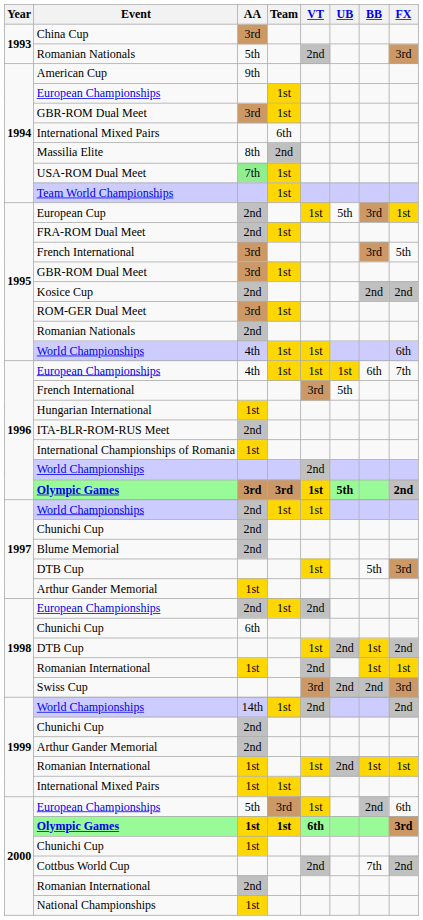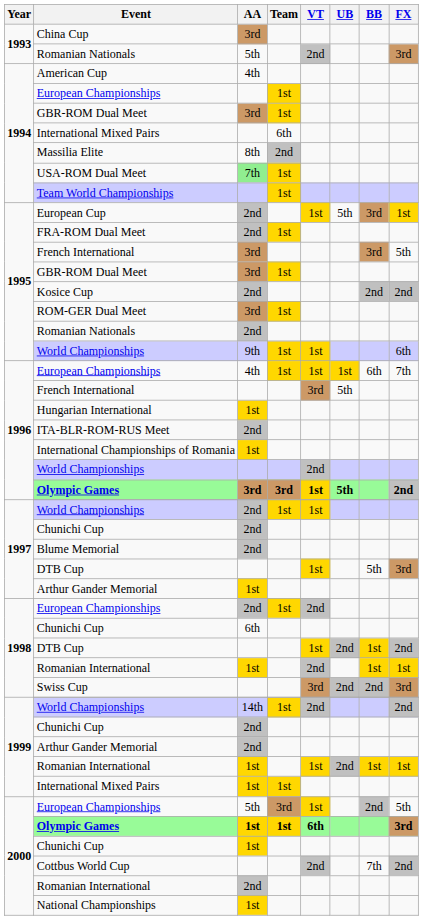(252, 73) 9th -> (252, 73) 4th
(252, 351) 4th -> (252, 351) 9th
(403, 806) 6th -> (403, 806) 5th
